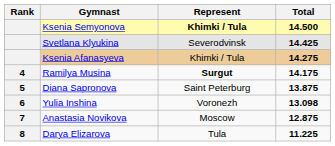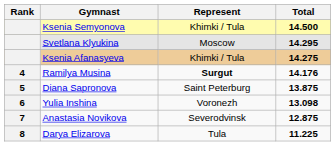(217, 27) bold -> (217, 27) normal
(217, 42) Severodvinsk -> (217, 42) Moscow
(303, 42) 14.425 -> (303, 42) 14.295
(303, 73) 14.175 -> (303, 73) 14.176
(217, 118) Moscow -> (217, 118) Severodvinsk
